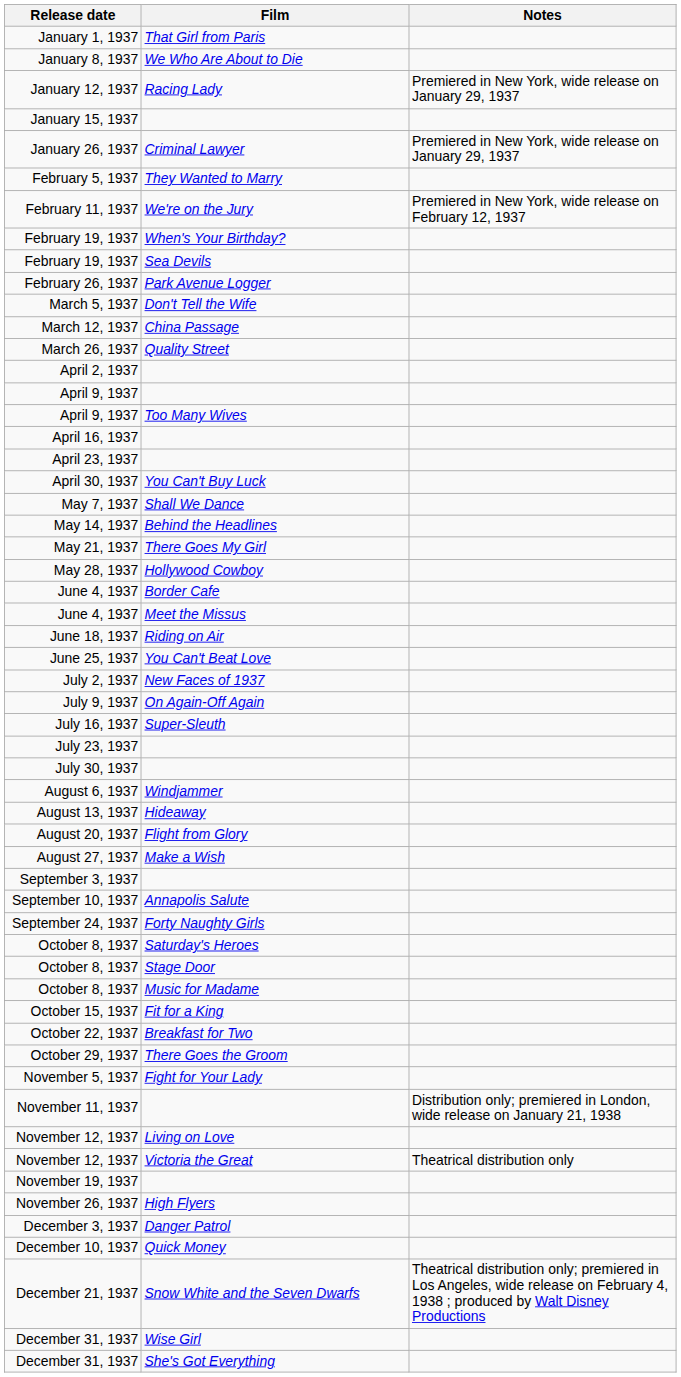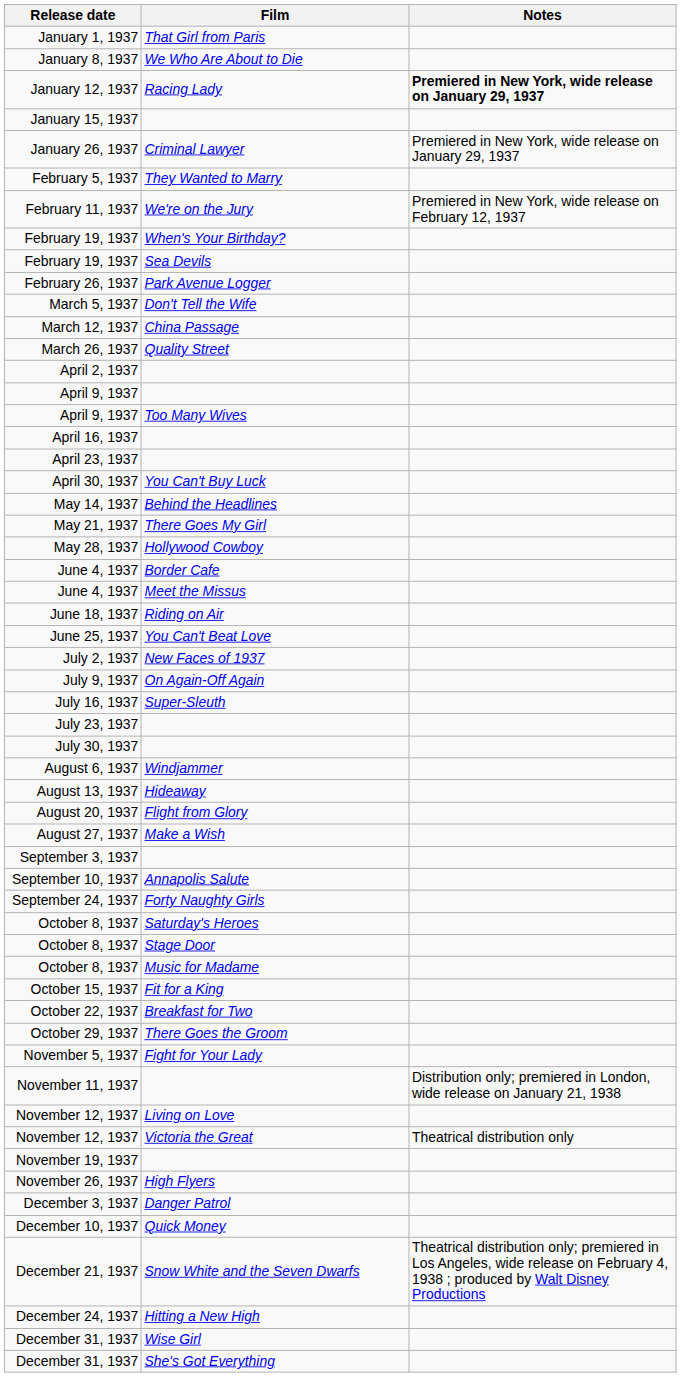(535, 89) normal -> (532, 89) bold
- row: (100, 504)
+ row: (77, 1317)
